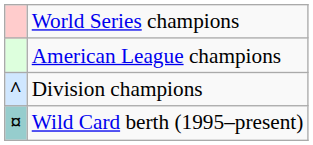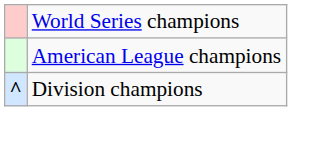- row: (168, 122)
